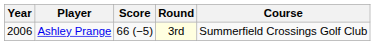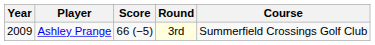(20, 31) 2006 -> (20, 31) 2009
